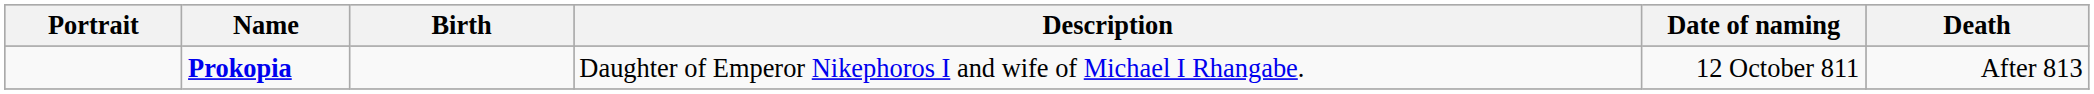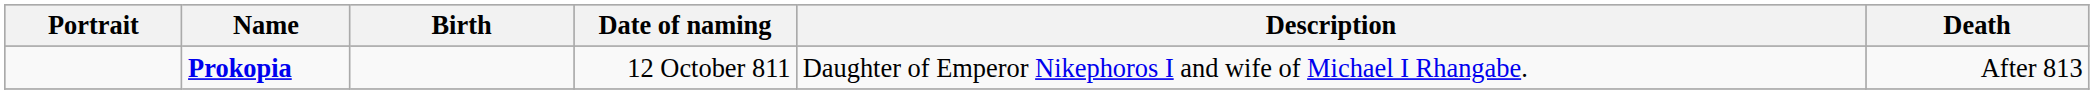columns swapped: (1754, 25) <-> (1108, 25)
